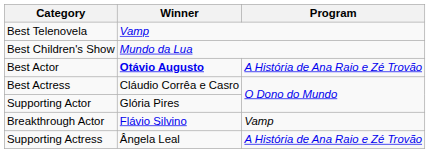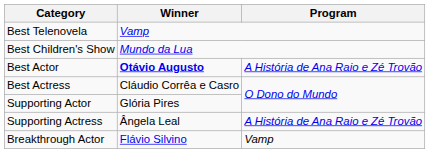rows swapped: (55, 139) <-> (56, 121)
